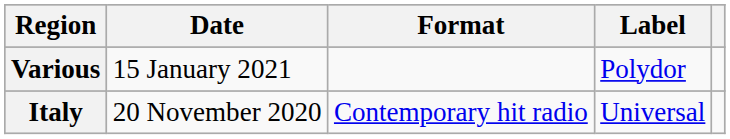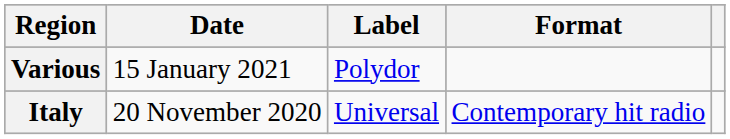columns swapped: (461, 25) <-> (653, 25)
